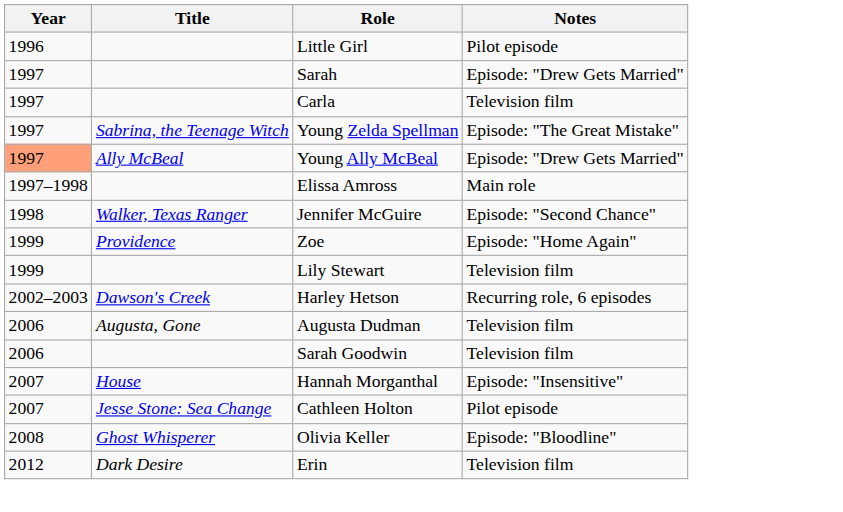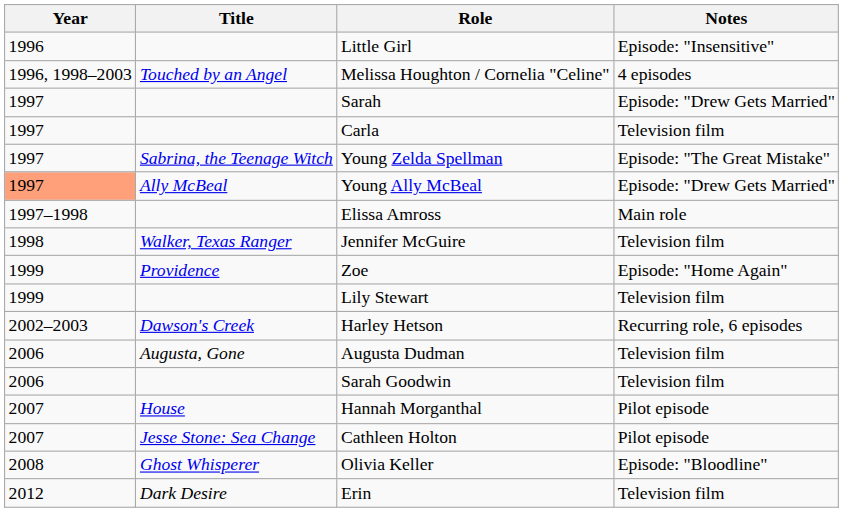(512, 46) Pilot episode -> (696, 46) Episode: "Insensitive"
+ row: (475, 74)
(561, 213) Episode: "Second Chance" -> (671, 241) Television film
(545, 381) Episode: "Insensitive" -> (663, 409) Pilot episode
